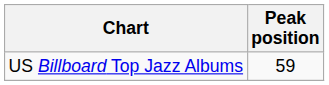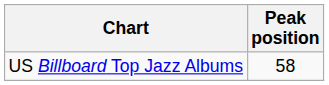(285, 66) 59 -> (285, 66) 58
